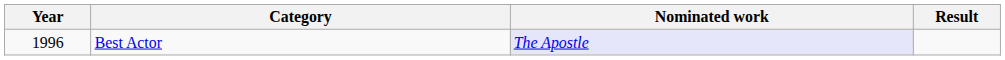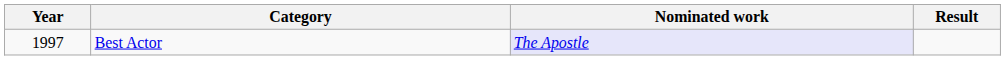(48, 42) 1996 -> (48, 42) 1997
